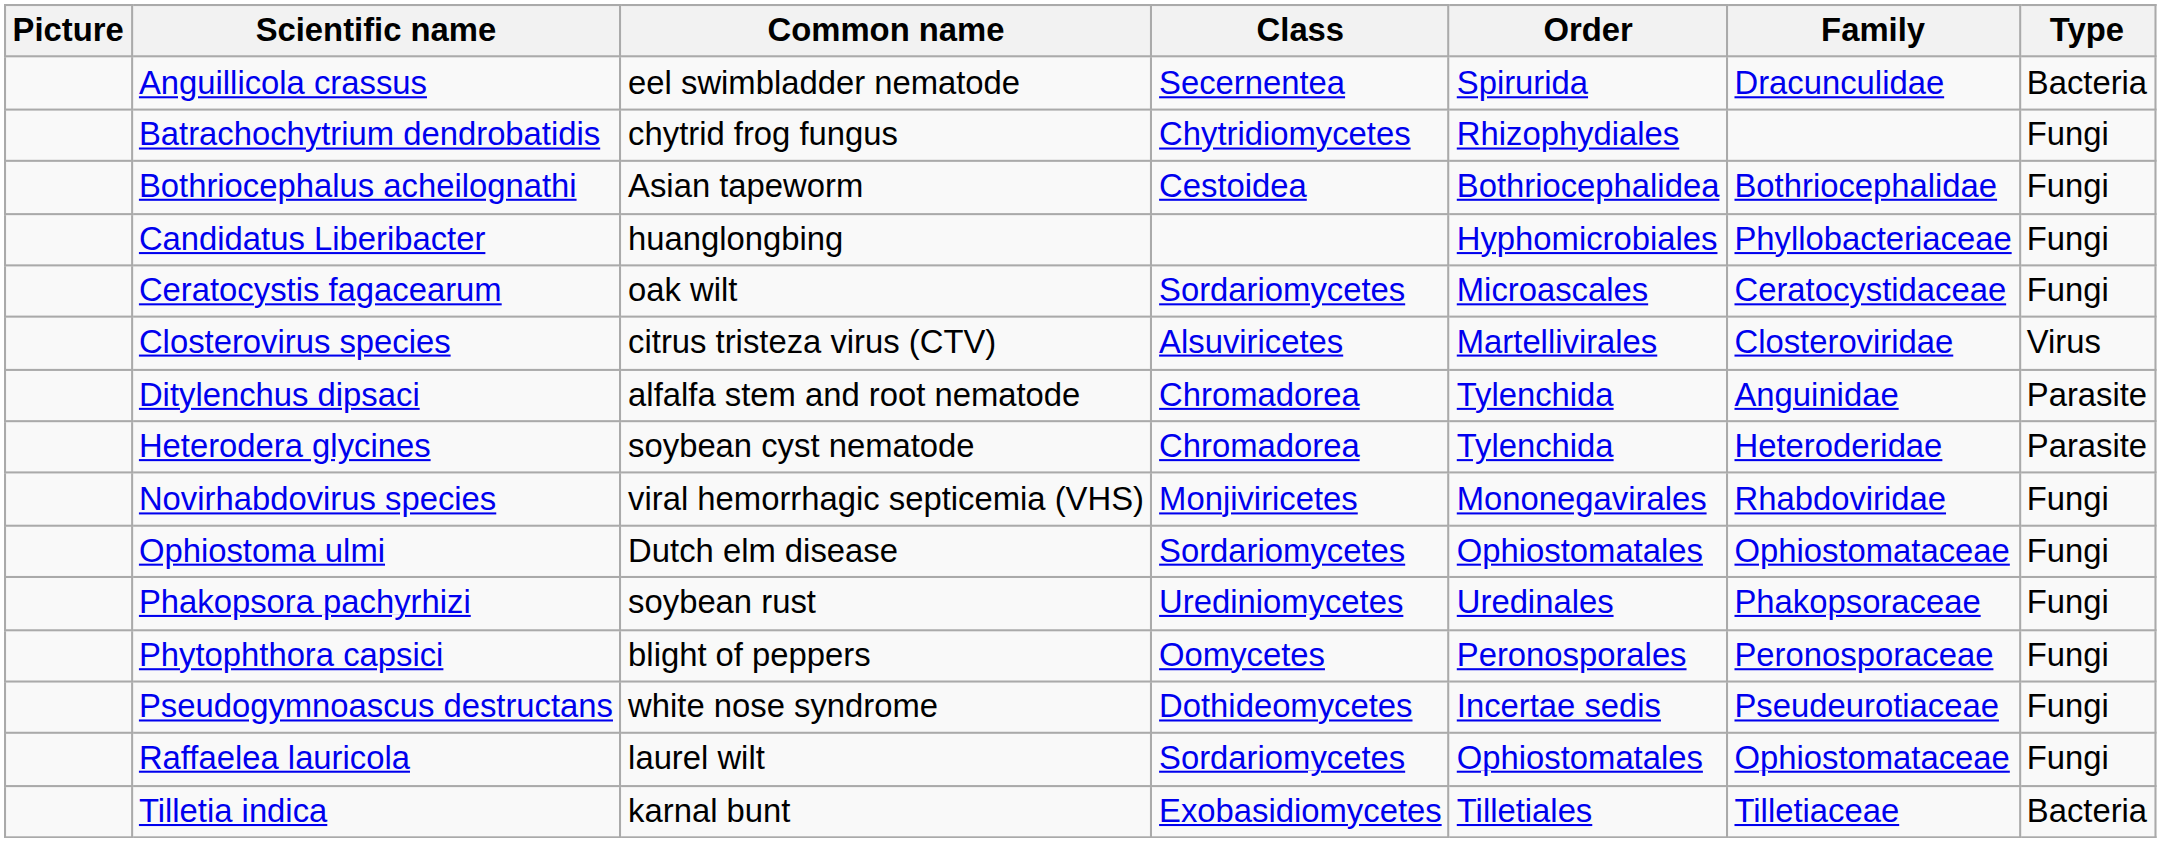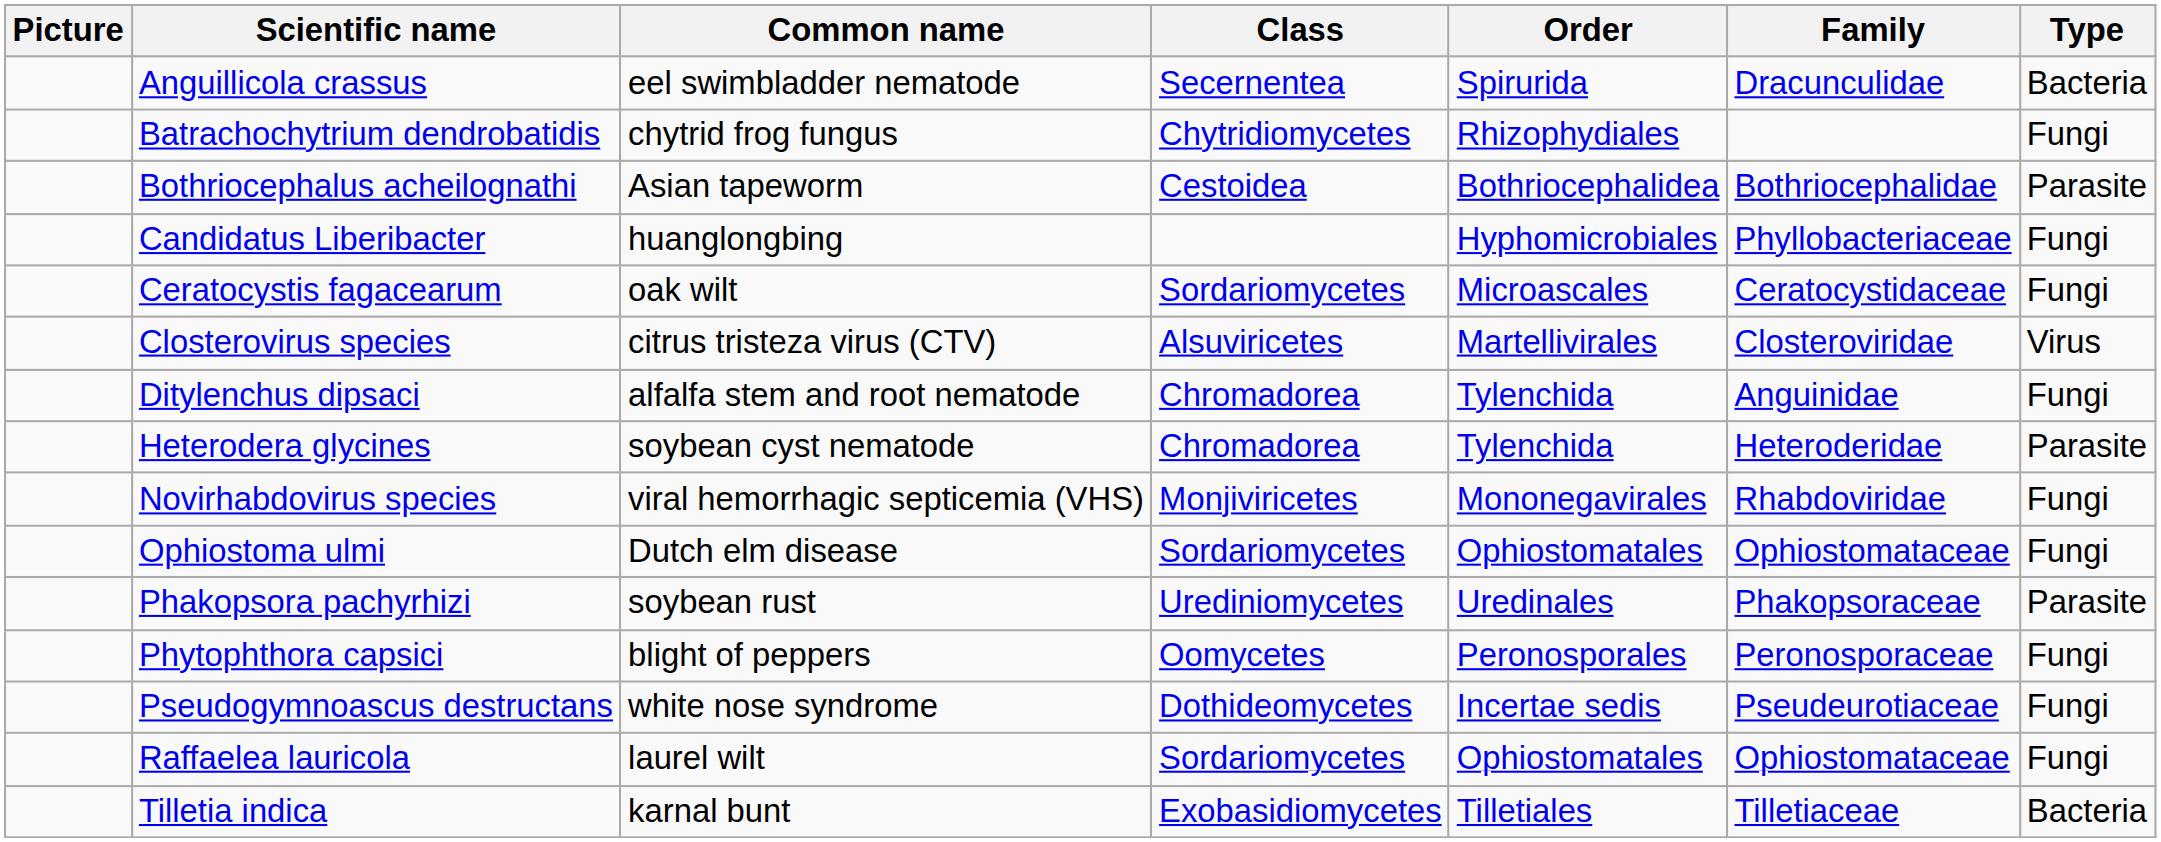(2068, 186) Fungi -> (2087, 186) Parasite
(2087, 394) Parasite -> (2068, 394) Fungi
(2068, 602) Fungi -> (2087, 602) Parasite
